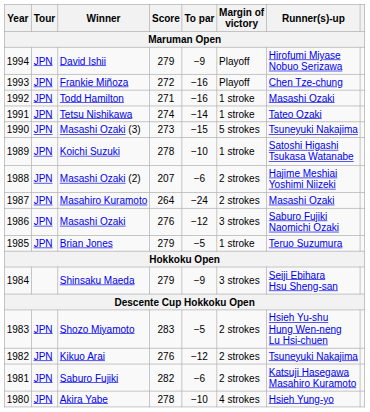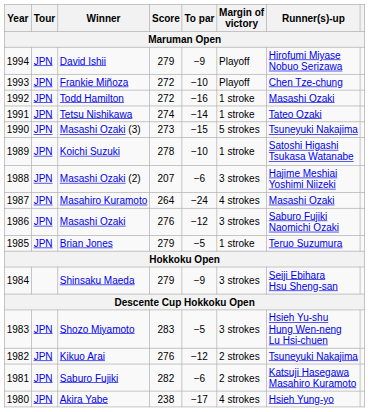(199, 83) −16 -> (199, 83) −10
(166, 98) 271 -> (166, 98) 272
(239, 179) 2 strokes -> (239, 179) 3 strokes
(239, 200) 2 strokes -> (239, 200) 4 strokes
(239, 329) 2 strokes -> (239, 329) 3 strokes
(166, 399) 278 -> (166, 399) 238
(199, 399) −10 -> (199, 399) −17
